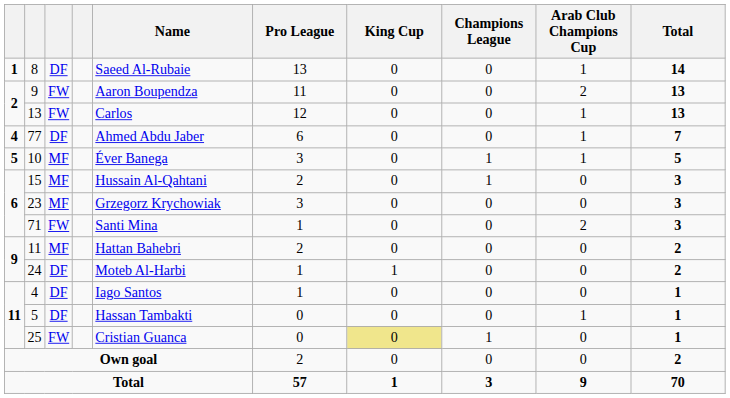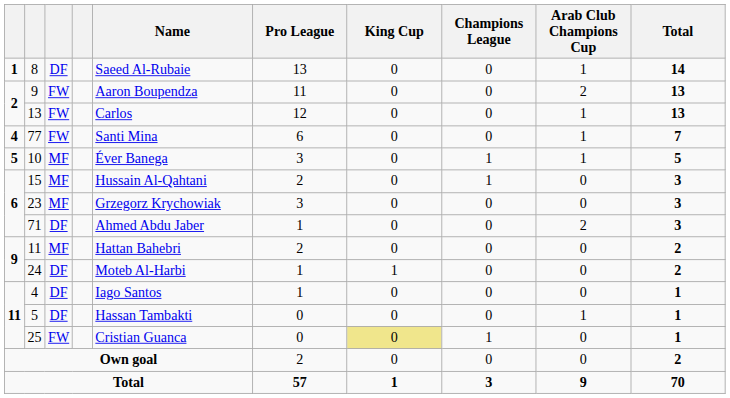(59, 136) DF -> (59, 136) FW
(150, 136) Ahmed Abdu Jaber -> (126, 136) Santi Mina
(59, 225) FW -> (59, 225) DF
(126, 225) Santi Mina -> (150, 225) Ahmed Abdu Jaber
